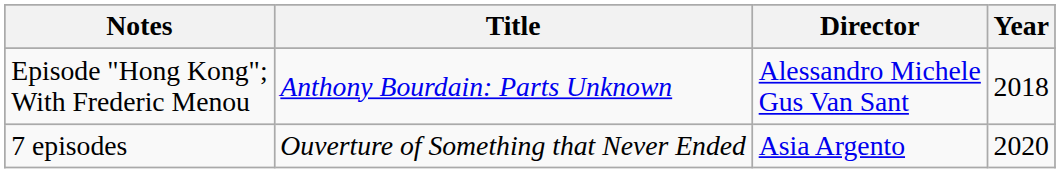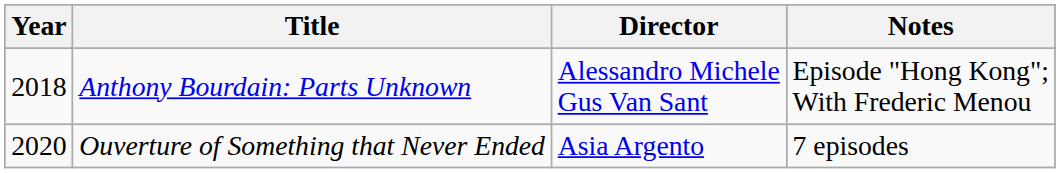columns swapped: (1021, 26) <-> (139, 26)
